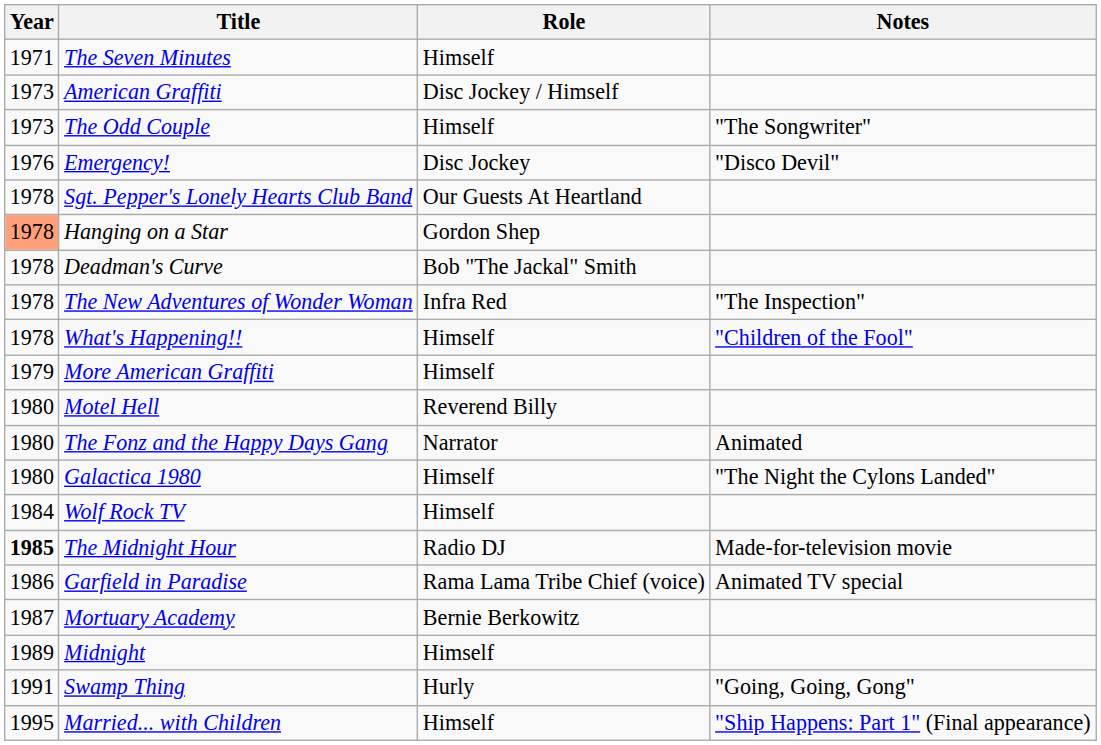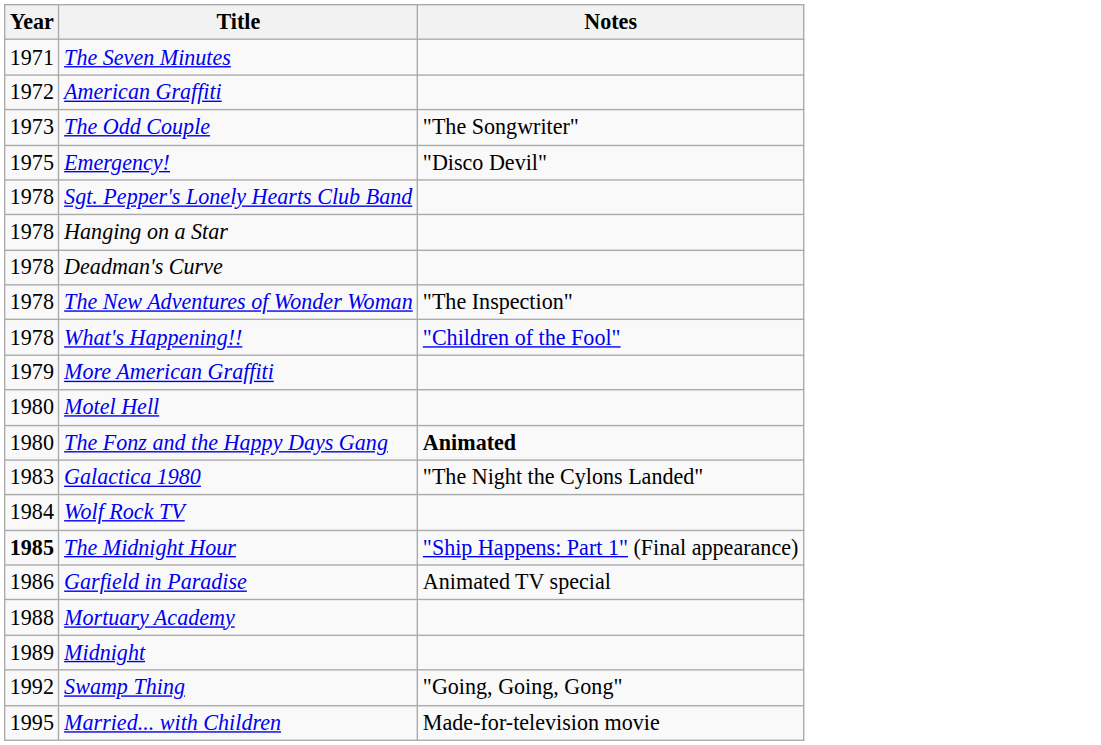- column: (564, 22)
(32, 92) 1973 -> (32, 92) 1972
(32, 162) 1976 -> (32, 162) 1975
(32, 232) lightsalmon background -> (32, 232) no background
(759, 442) normal -> (469, 442) bold
(32, 477) 1980 -> (32, 477) 1983
(834, 547) Made-for-television movie -> (611, 547) "Ship Happens: Part 1" (Final appearance)
(32, 617) 1987 -> (32, 617) 1988
(32, 687) 1991 -> (32, 687) 1992
(903, 722) "Ship Happens: Part 1" (Final appearance) -> (541, 722) Made-for-television movie
